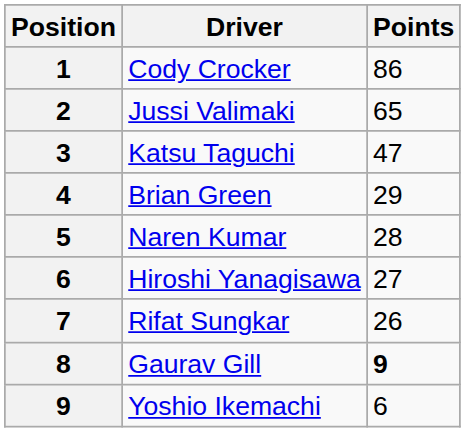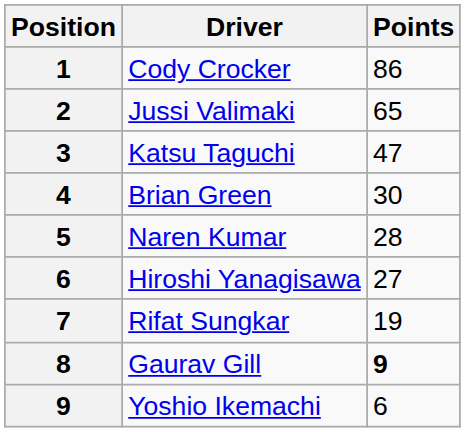(388, 195) 29 -> (388, 195) 30
(388, 321) 26 -> (388, 321) 19
